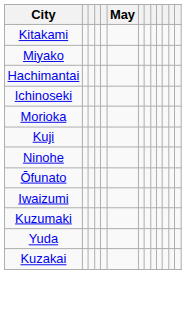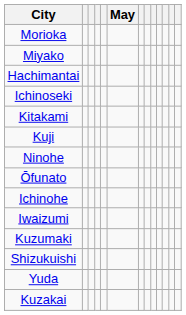rows swapped: (43, 116) <-> (43, 35)
+ row: (43, 198)
+ row: (43, 259)
